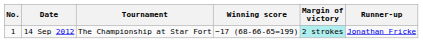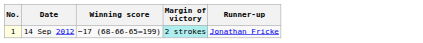- column: (145, 15)
(13, 32) no background -> (13, 32) lightyellow background
